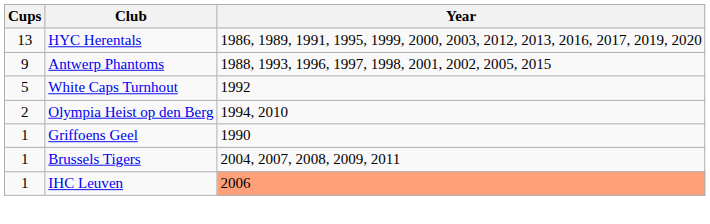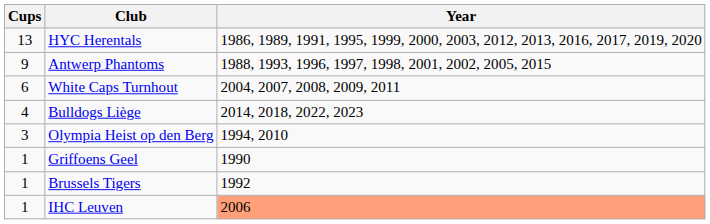(25, 87) 5 -> (25, 87) 6
(235, 87) 1992 -> (310, 87) 2004, 2007, 2008, 2009, 2011
+ row: (94, 111)
(25, 111) 2 -> (25, 135) 3
(310, 159) 2004, 2007, 2008, 2009, 2011 -> (235, 183) 1992
